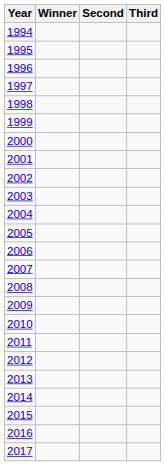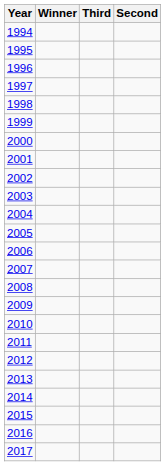columns swapped: (103, 13) <-> (144, 13)
